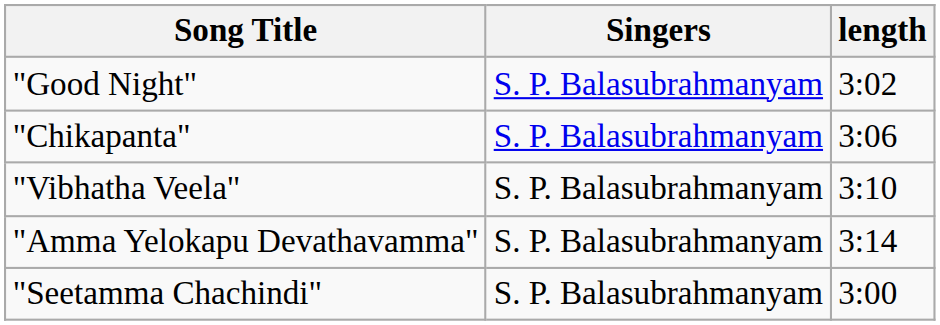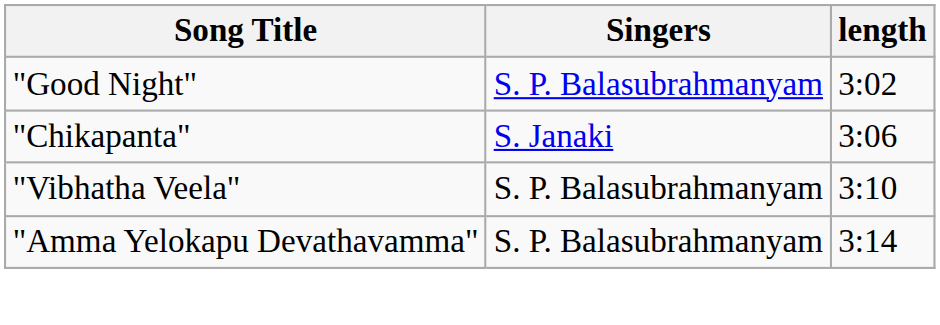(658, 135) S. P. Balasubrahmanyam -> (554, 135) S. Janaki
- row: (167, 293)
